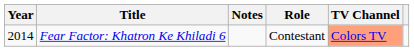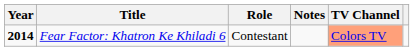columns swapped: (297, 14) <-> (247, 14)
(21, 35) normal -> (21, 35) bold
